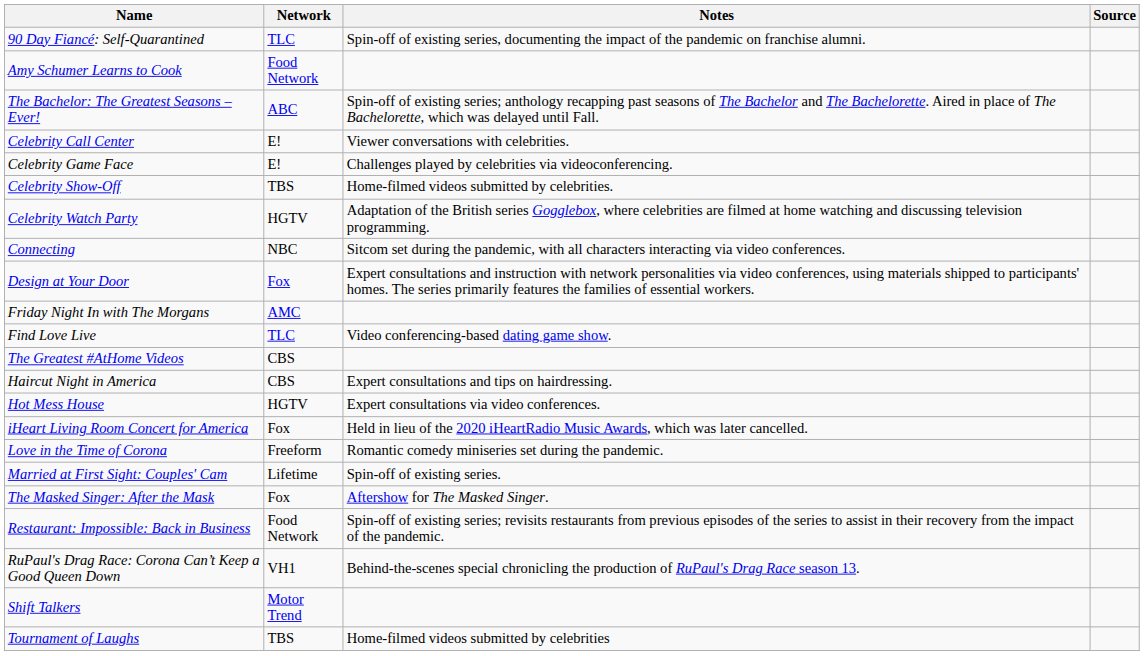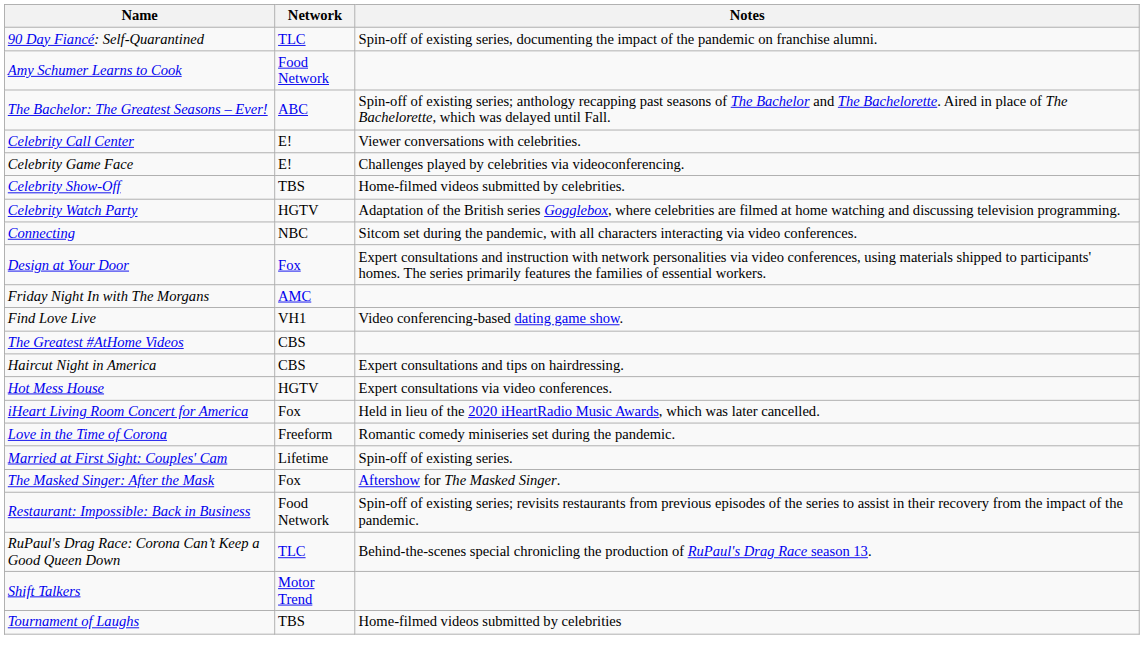- column: (1115, 16)
(281, 335) TLC -> (292, 319) VH1
(282, 567) VH1 -> (292, 551) TLC
